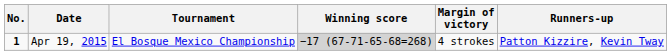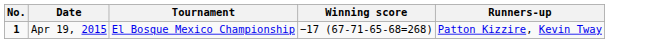- column: (466, 19)
(366, 42) lightgrey background -> (366, 30) no background
